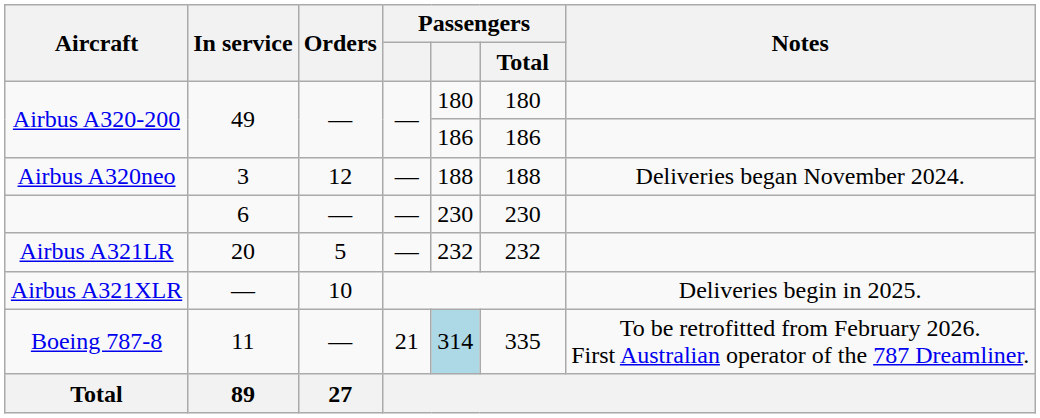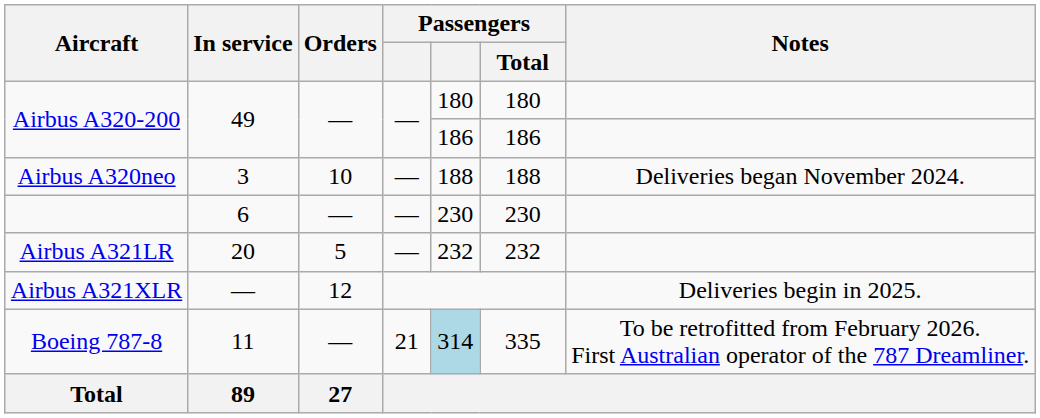(340, 175) 12 -> (340, 175) 10
(340, 289) 10 -> (340, 289) 12
